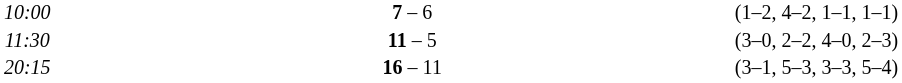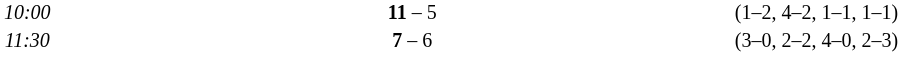(412, 12) 7 – 6 -> (412, 12) 11 – 5
(412, 40) 11 – 5 -> (412, 40) 7 – 6
- row: (27, 67)
